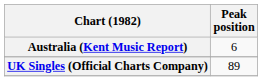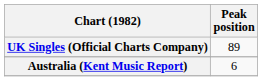rows swapped: (108, 47) <-> (108, 66)
